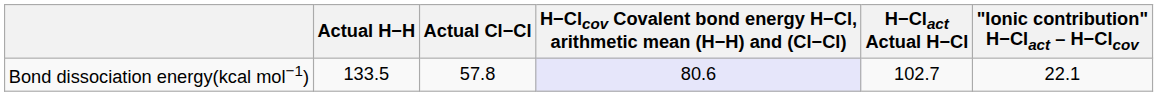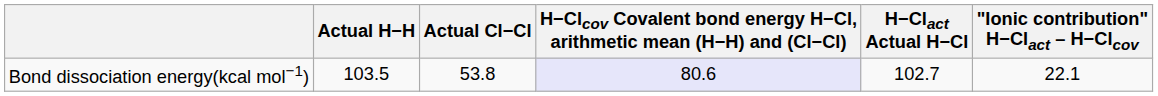(366, 74) 133.5 -> (366, 74) 103.5
(478, 74) 57.8 -> (478, 74) 53.8
